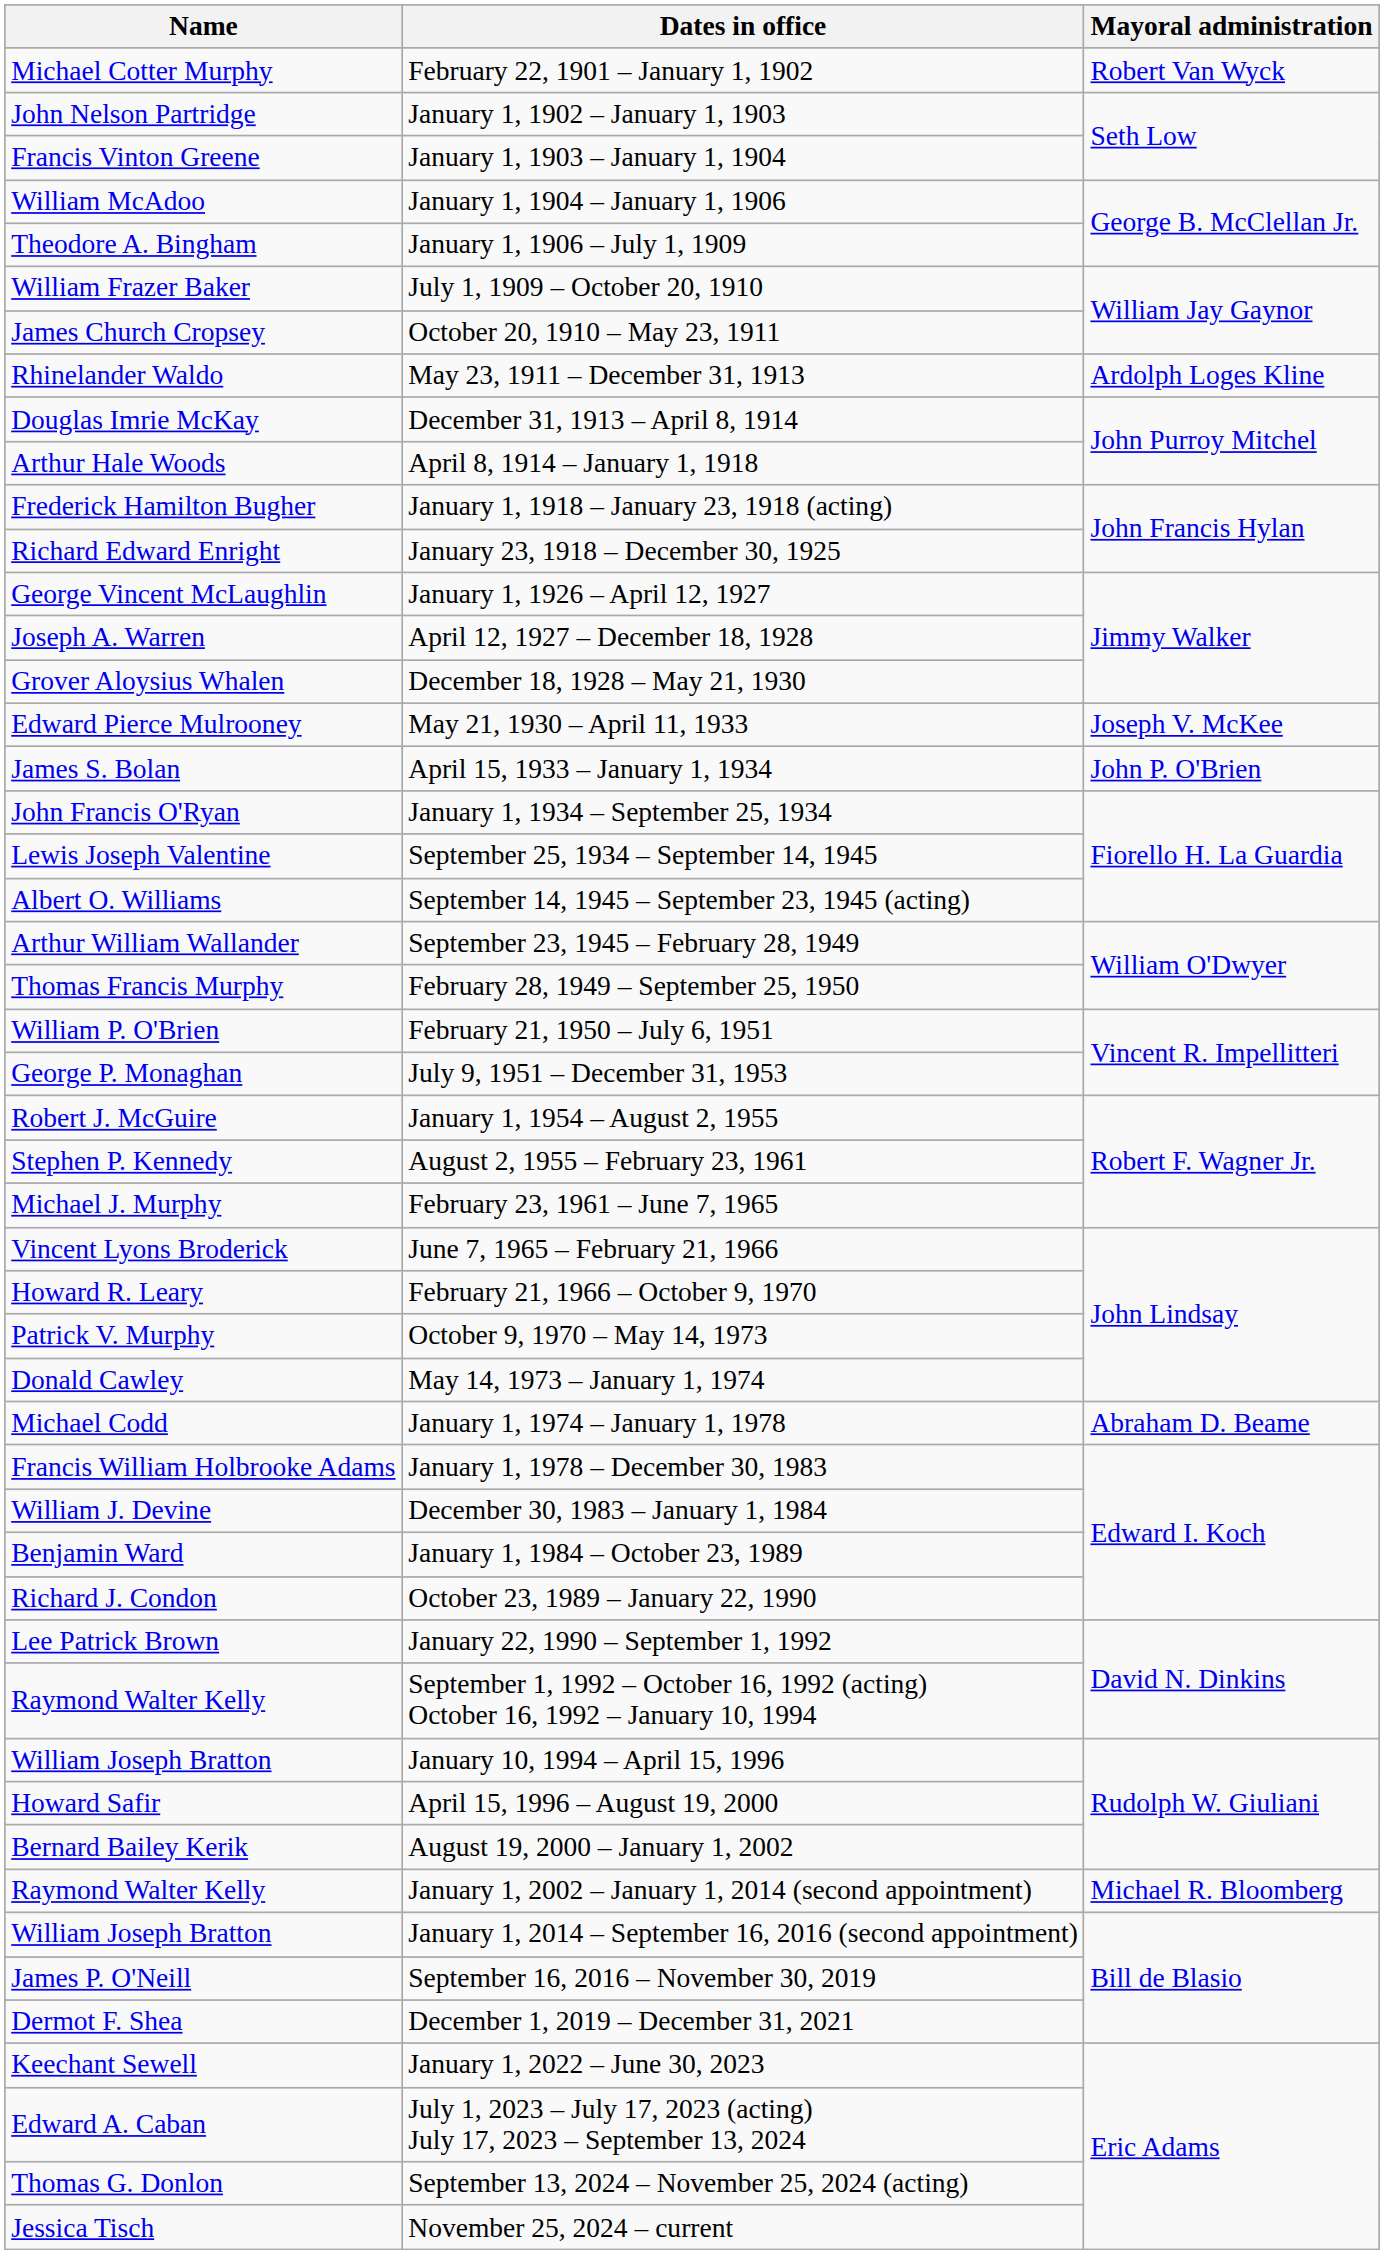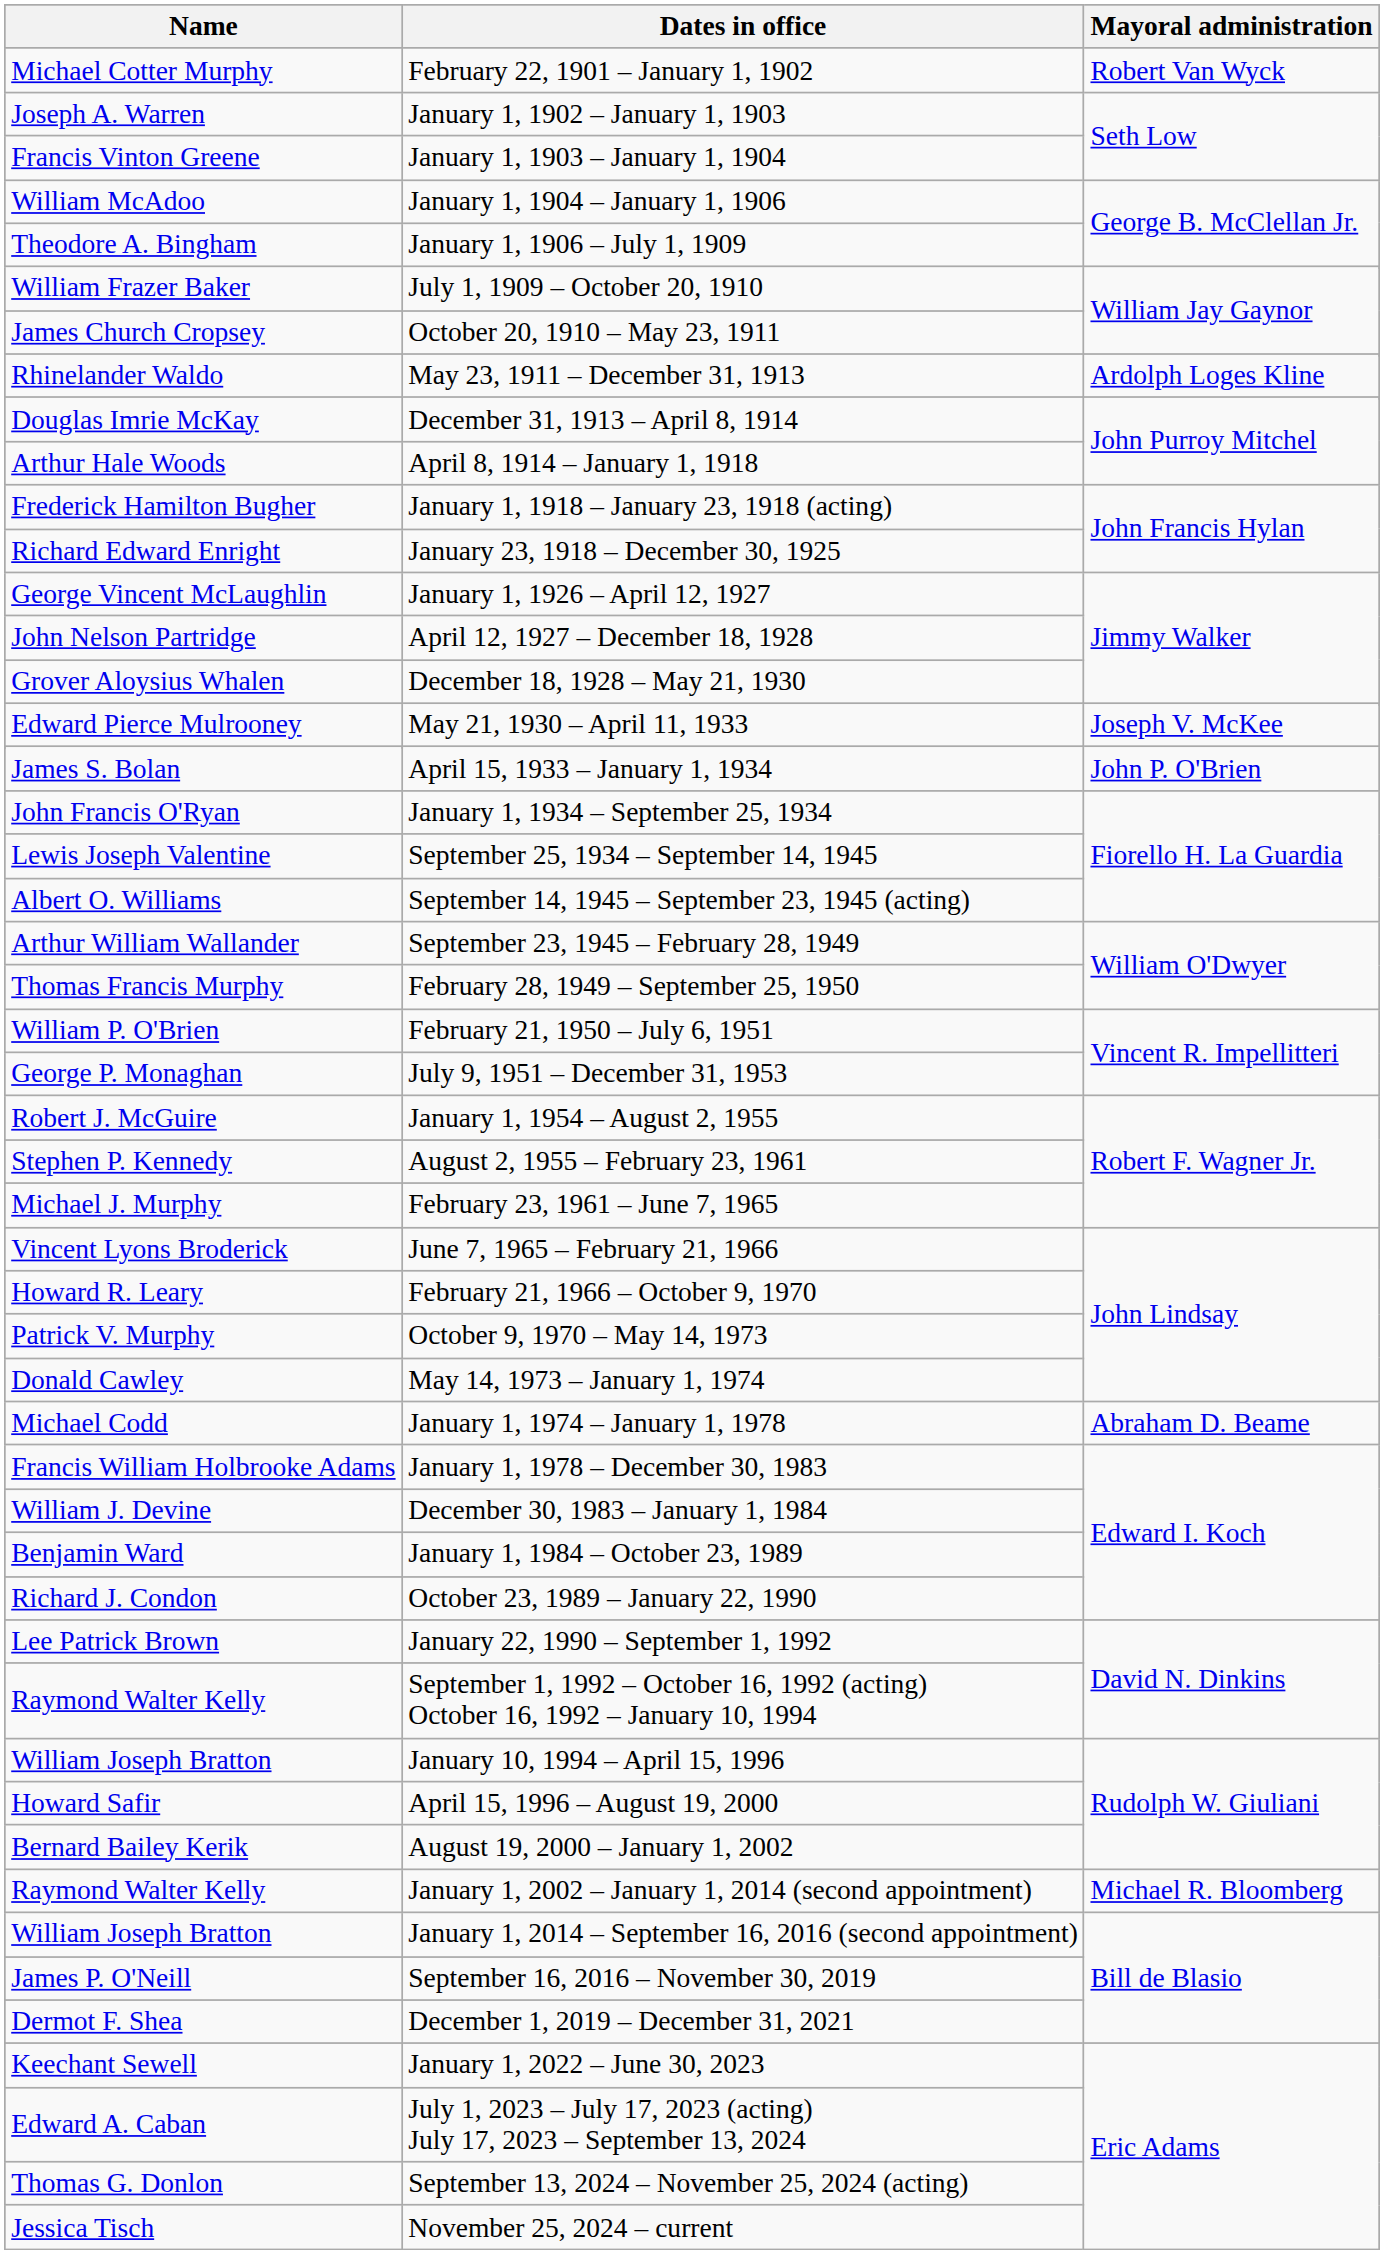(133, 113) John Nelson Partridge -> (108, 113) Joseph A. Warren
(108, 637) Joseph A. Warren -> (133, 637) John Nelson Partridge
